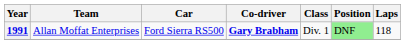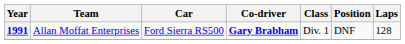(345, 31) lightgreen background -> (345, 31) no background
(383, 31) 118 -> (383, 31) 128
